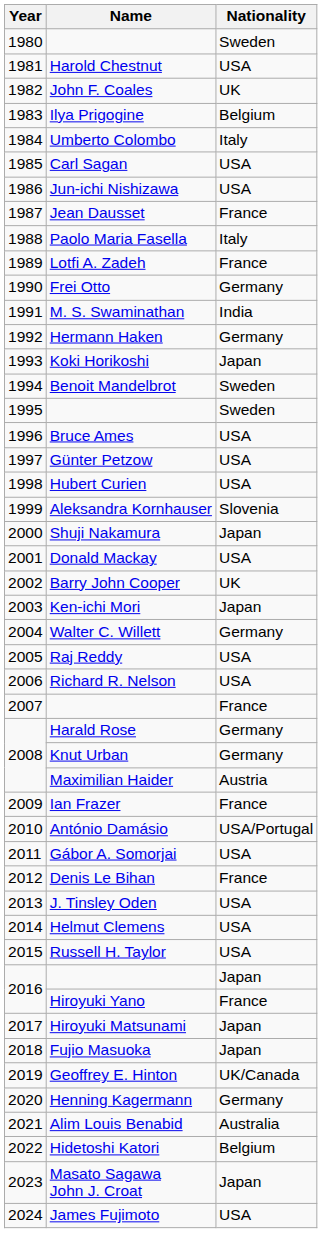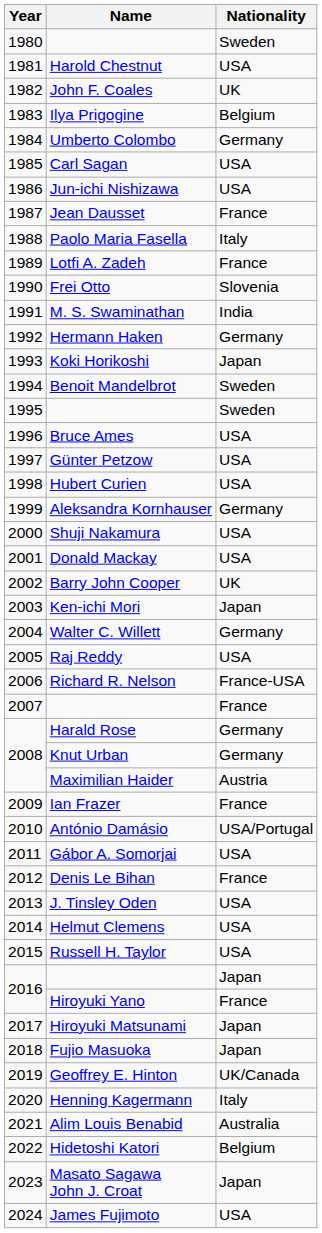(233, 139) Italy -> (251, 139) Germany
(251, 287) Germany -> (249, 287) Slovenia
(249, 509) Slovenia -> (251, 509) Germany
(240, 533) Japan -> (235, 533) USA
(235, 681) USA -> (262, 681) France-USA
(251, 1099) Germany -> (233, 1099) Italy
